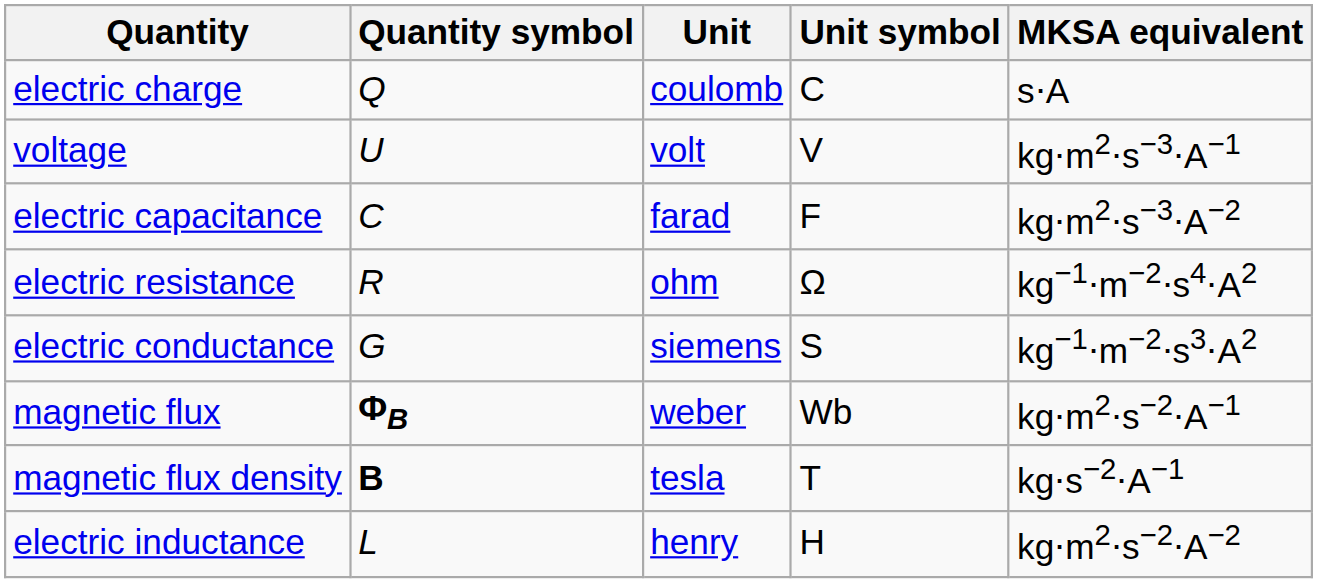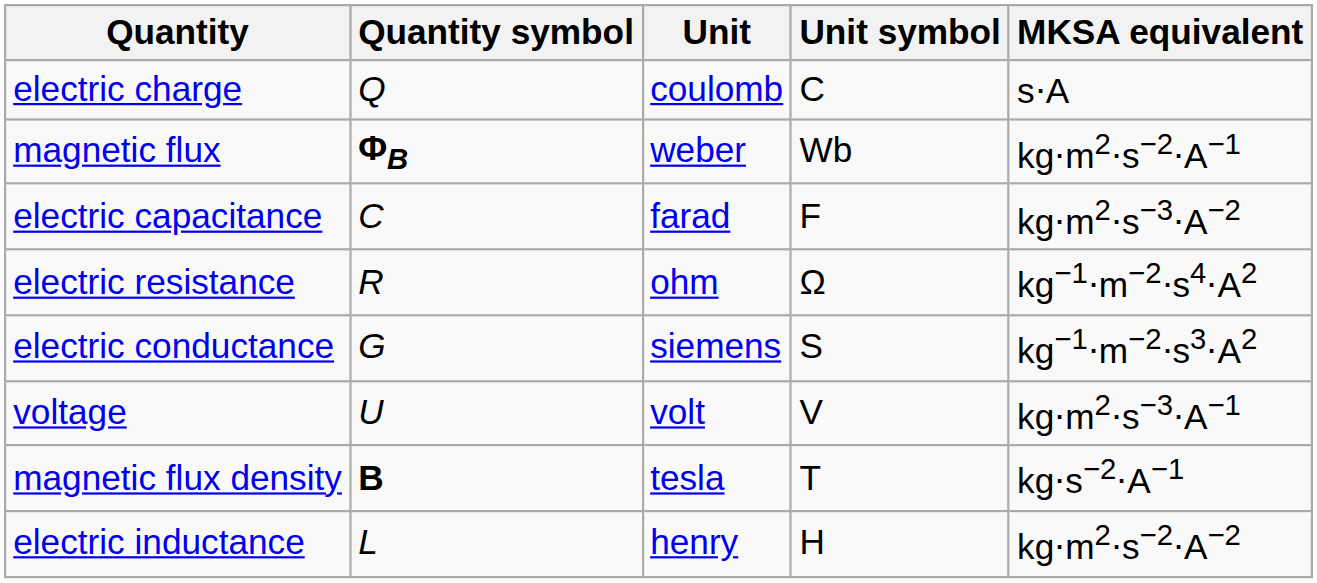rows swapped: (70, 151) <-> (117, 412)
